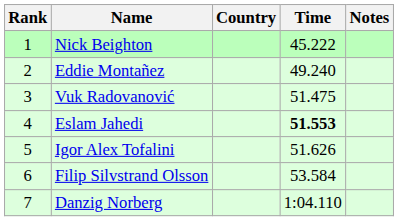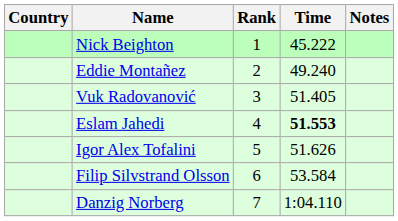columns swapped: (28, 17) <-> (246, 17)
(313, 96) 51.475 -> (313, 96) 51.405
